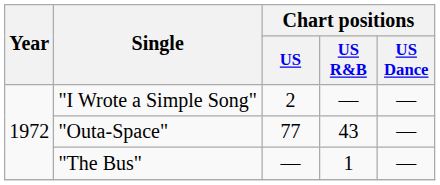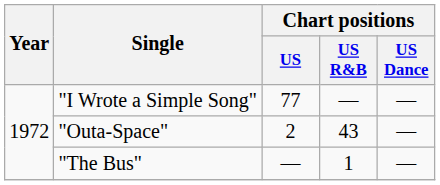(290, 99) 2 -> (290, 99) 77
(290, 131) 77 -> (290, 131) 2
